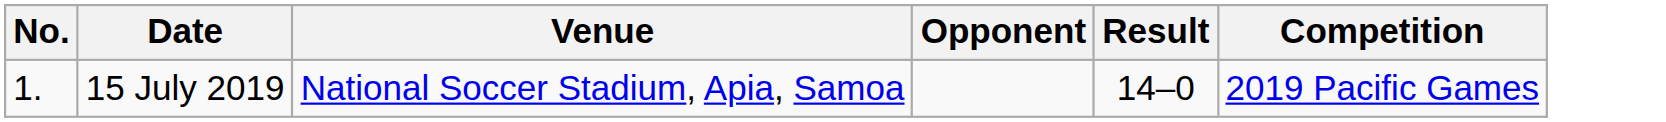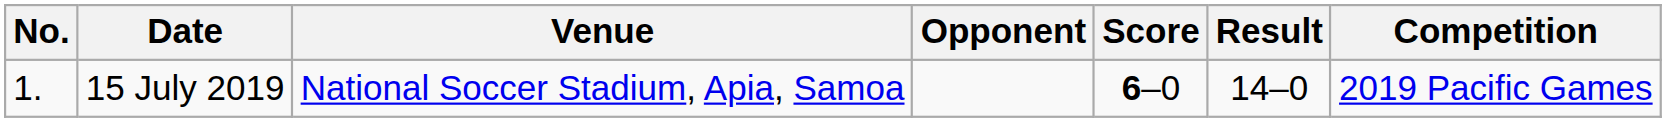+ column: (1151, 32)
